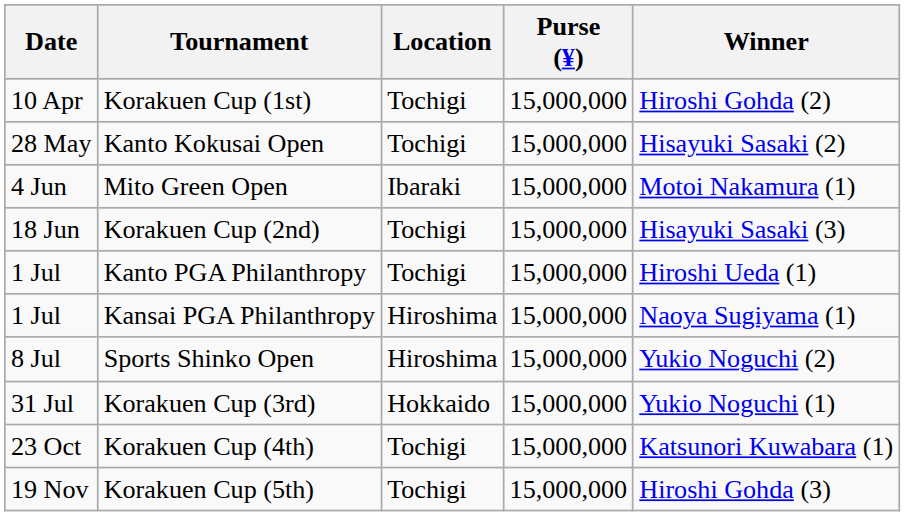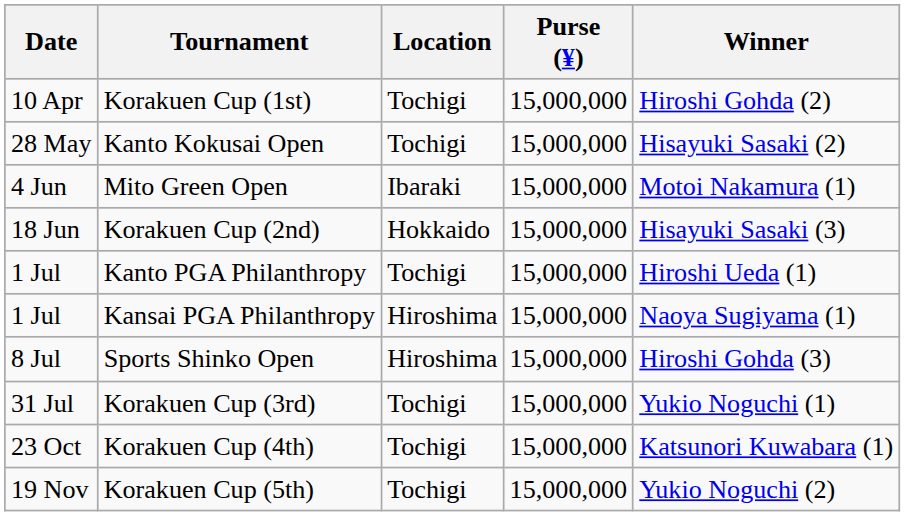(427, 229) Tochigi -> (439, 229) Hokkaido
(737, 358) Yukio Noguchi (2) -> (735, 358) Hiroshi Gohda (3)
(439, 402) Hokkaido -> (427, 402) Tochigi
(735, 488) Hiroshi Gohda (3) -> (737, 488) Yukio Noguchi (2)
